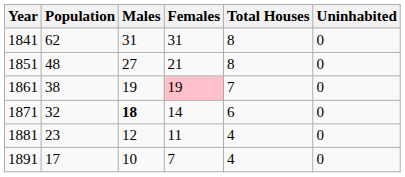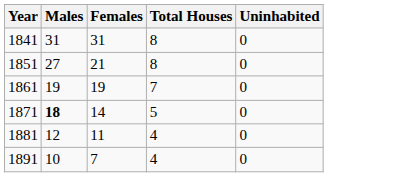- column: (80, 16)
(175, 87) pink background -> (98, 87) no background
(231, 111) 6 -> (154, 111) 5
